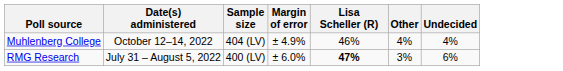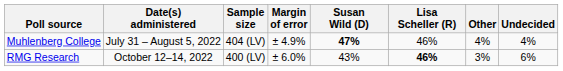+ column: (349, 19)
(163, 41) October 12–14, 2022 -> (163, 41) July 31 – August 5, 2022
(163, 58) July 31 – August 5, 2022 -> (163, 58) October 12–14, 2022
(349, 58) 47% -> (427, 58) 46%
